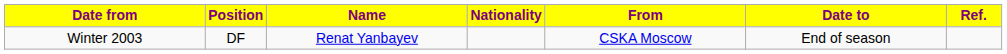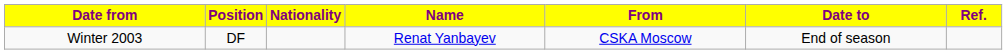columns swapped: (506, 16) <-> (367, 16)
